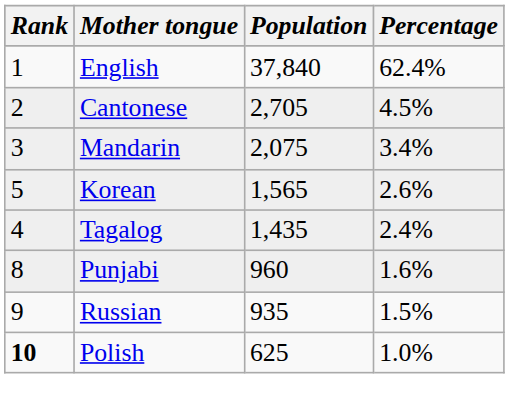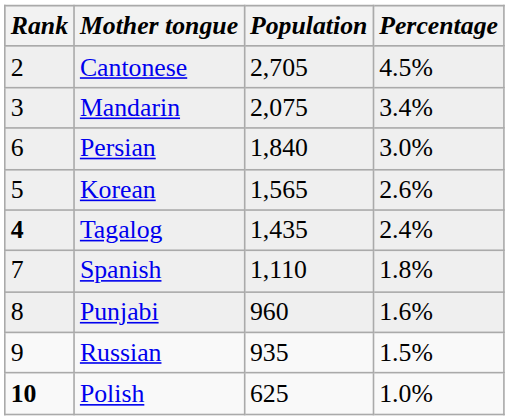- row: (119, 66)
+ row: (118, 148)
(17, 229) normal -> (17, 229) bold
+ row: (121, 270)
